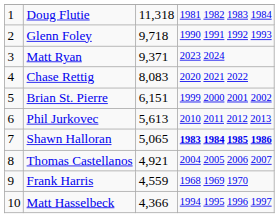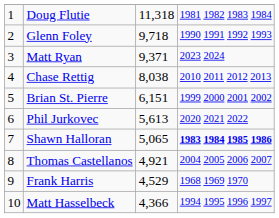(153, 77) 8,083 -> (153, 77) 8,038
(214, 77) 2020 2021 2022 -> (226, 77) 2010 2011 2012 2013
(226, 118) 2010 2011 2012 2013 -> (214, 118) 2020 2021 2022
(153, 181) 4,559 -> (153, 181) 4,529
